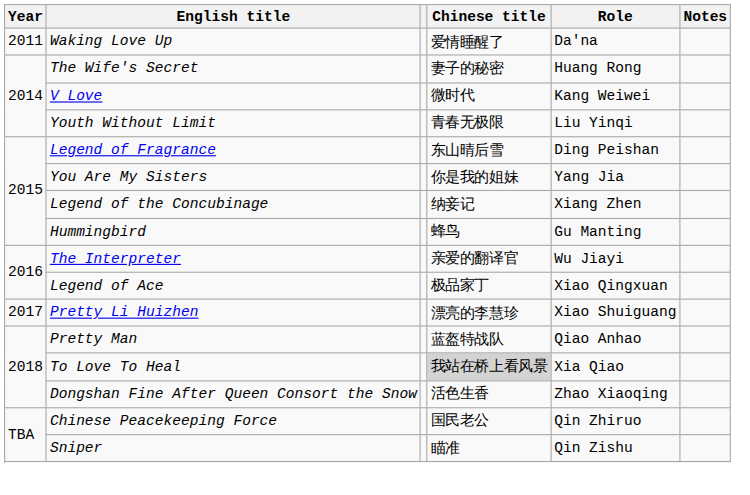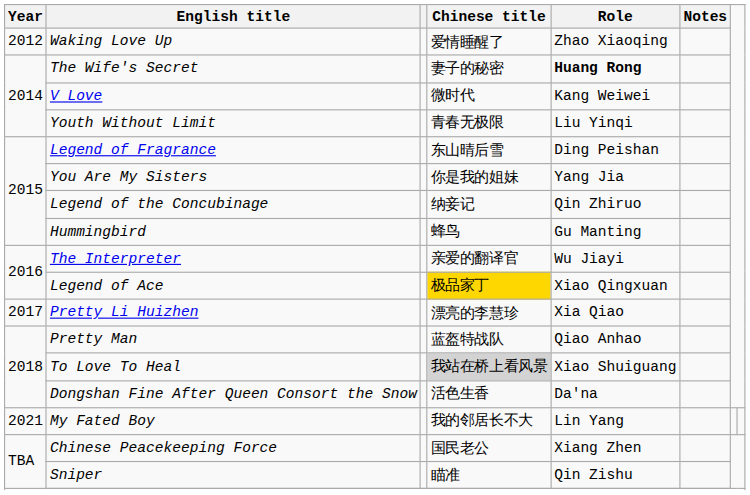(26, 42) 2011 -> (26, 42) 2012
(576, 42) Da'na -> (611, 42) Zhao Xiaoqing
(598, 69) normal -> (598, 69) bold
(598, 204) Xiang Zhen -> (598, 204) Qin Zhiruo
(460, 286) no background -> (460, 286) gold background
(615, 313) Xiao Shuiguang -> (589, 313) Xia Qiao
(589, 367) Xia Qiao -> (615, 367) Xiao Shuiguang
(611, 394) Zhao Xiaoqing -> (576, 394) Da'na
+ row: (102, 421)
(598, 421) Qin Zhiruo -> (598, 448) Xiang Zhen
